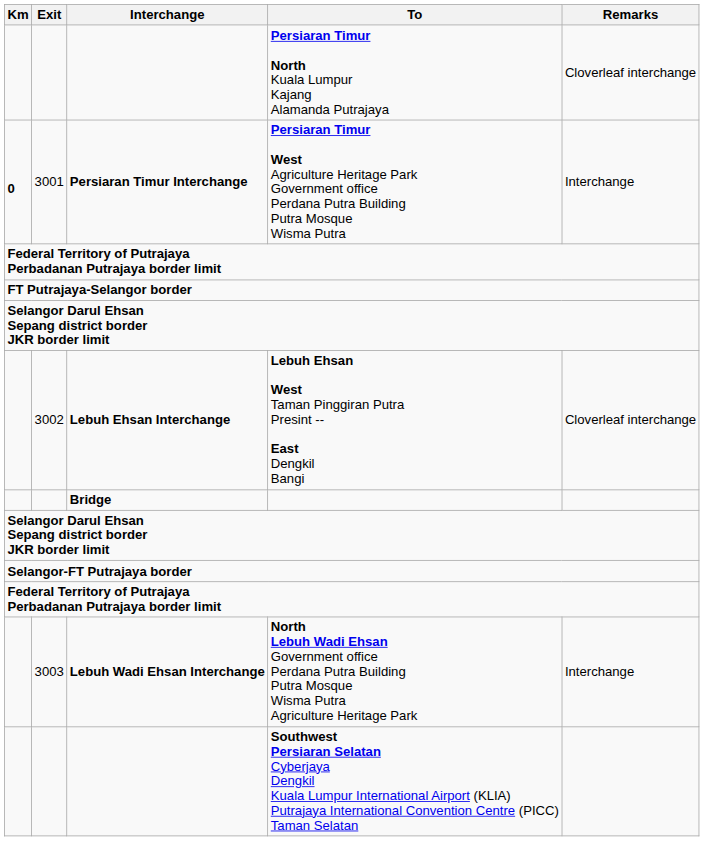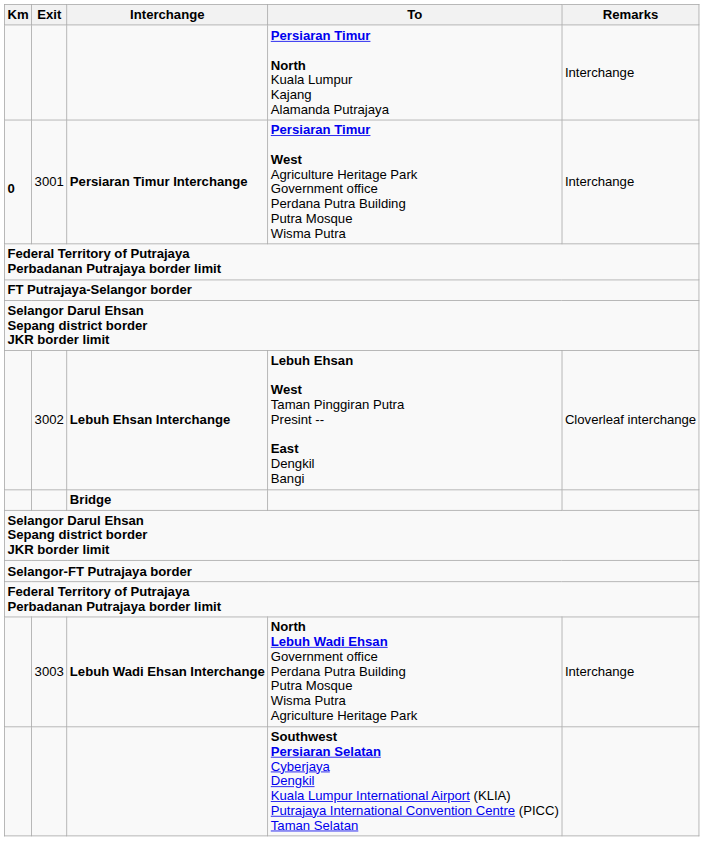(631, 72) Cloverleaf interchange -> (600, 72) Interchange
